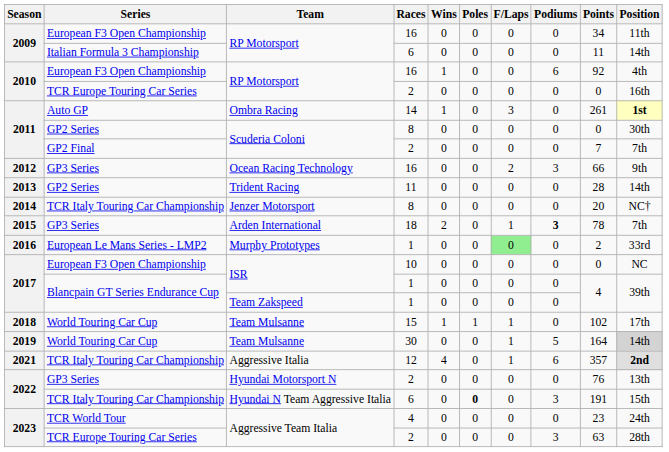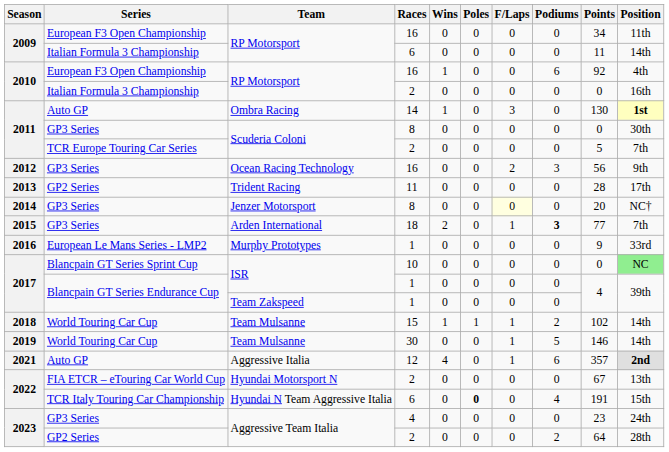(122, 91) TCR Europe Touring Car Series -> (123, 91) Italian Formula 3 Championship
(598, 110) 261 -> (599, 110) 130
(73, 129) GP2 Series -> (73, 129) GP3 Series
(71, 149) GP2 Final -> (122, 149) TCR Europe Touring Car Series
(598, 149) 7 -> (599, 149) 5
(598, 168) 66 -> (599, 168) 56
(640, 187) 14th -> (641, 187) 17th
(135, 206) TCR Italy Touring Car Championship -> (73, 206) GP3 Series
(511, 206) no background -> (512, 206) lightyellow background
(598, 226) 78 -> (599, 226) 77
(511, 245) lightgreen background -> (512, 245) no background
(598, 245) 2 -> (599, 245) 9
(126, 264) European F3 Open Championship -> (122, 264) Blancpain GT Series Sprint Cup
(640, 264) no background -> (641, 264) lightgreen background
(556, 322) 0 -> (557, 322) 2
(640, 322) 17th -> (641, 322) 14th
(598, 341) 164 -> (599, 341) 146
(640, 341) lightgrey background -> (641, 341) no background
(135, 360) TCR Italy Touring Car Championship -> (68, 360) Auto GP
(73, 380) GP3 Series -> (136, 380) FIA ETCR – eTouring Car World Cup
(598, 380) 76 -> (599, 380) 67
(556, 399) 3 -> (557, 399) 4
(86, 418) TCR World Tour -> (73, 418) GP3 Series
(122, 437) TCR Europe Touring Car Series -> (73, 437) GP2 Series
(556, 437) 3 -> (557, 437) 2
(598, 437) 63 -> (599, 437) 64
